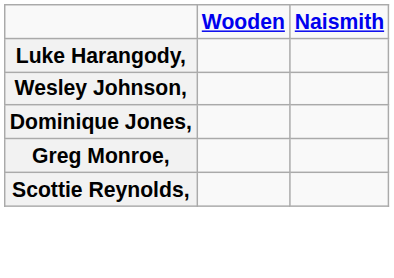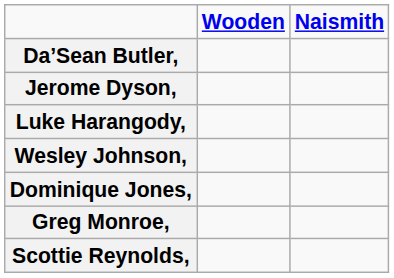+ row: (101, 55)
+ row: (101, 89)
